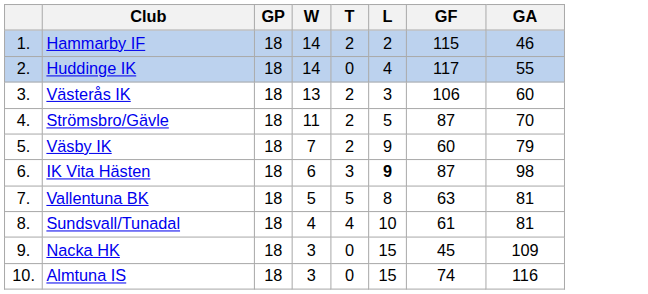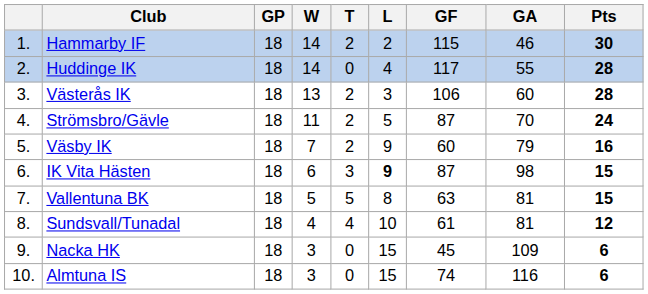+ column: (604, 17)
